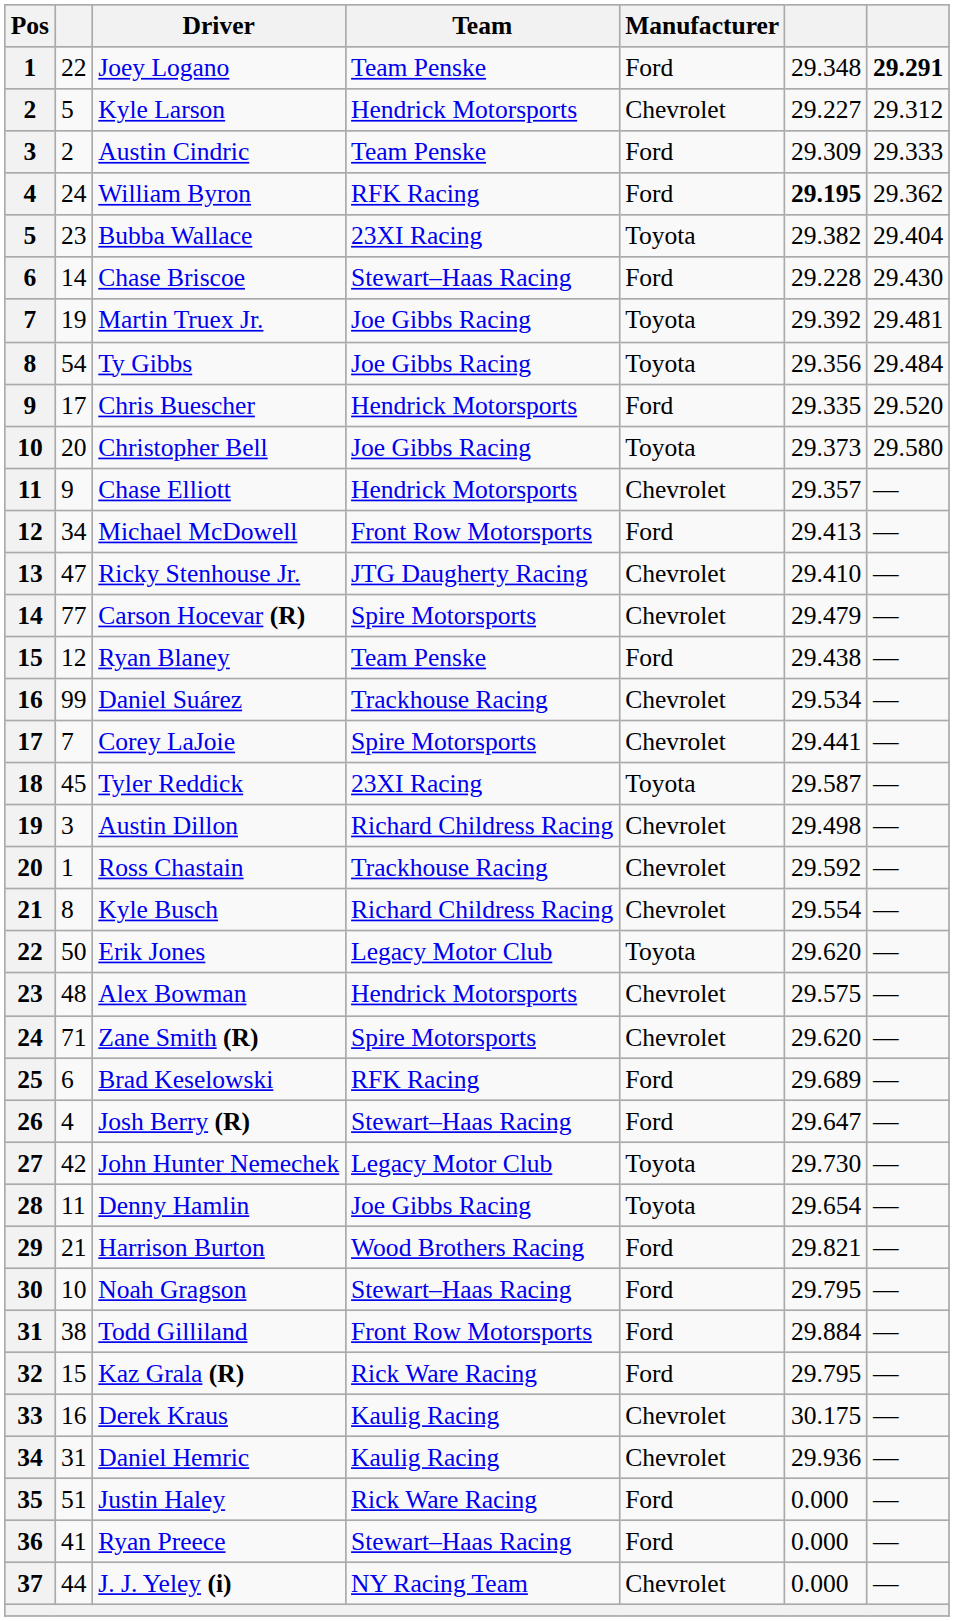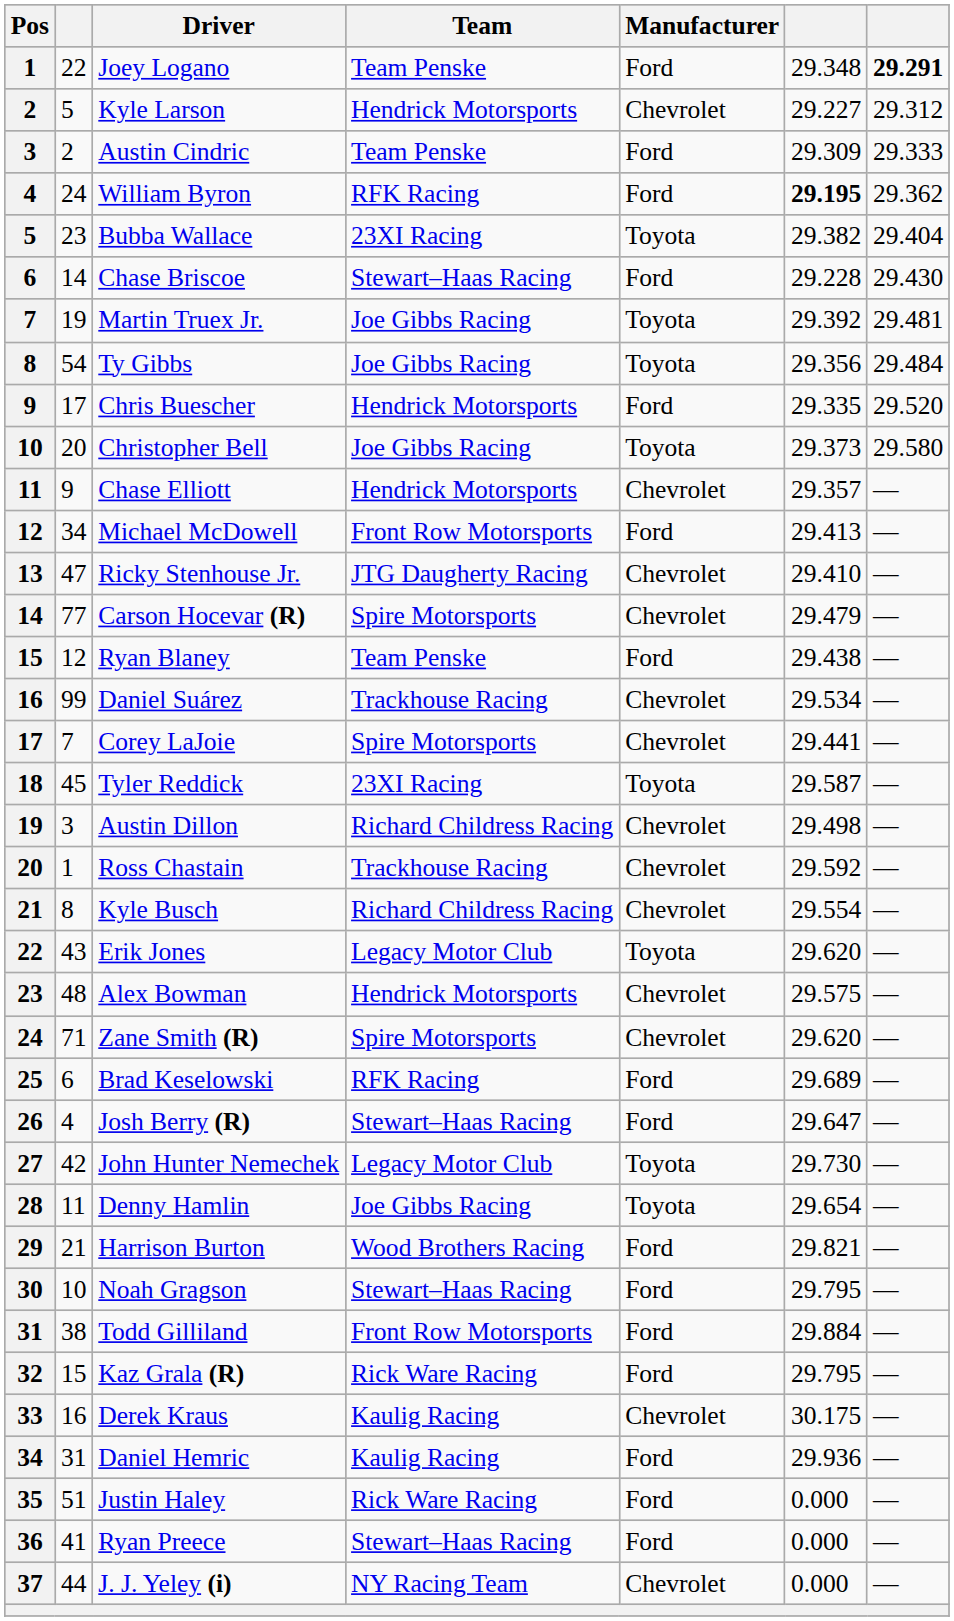(74, 952) 50 -> (74, 952) 43
(675, 1457) Chevrolet -> (649, 1457) Ford
